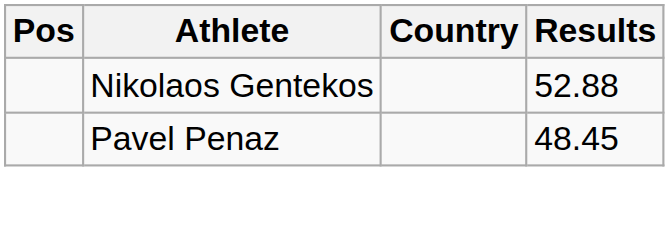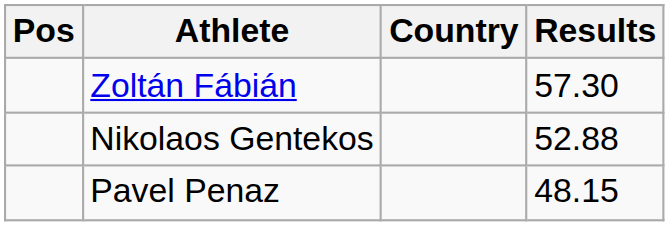+ row: (194, 84)
(576, 138) 48.45 -> (576, 191) 48.15
